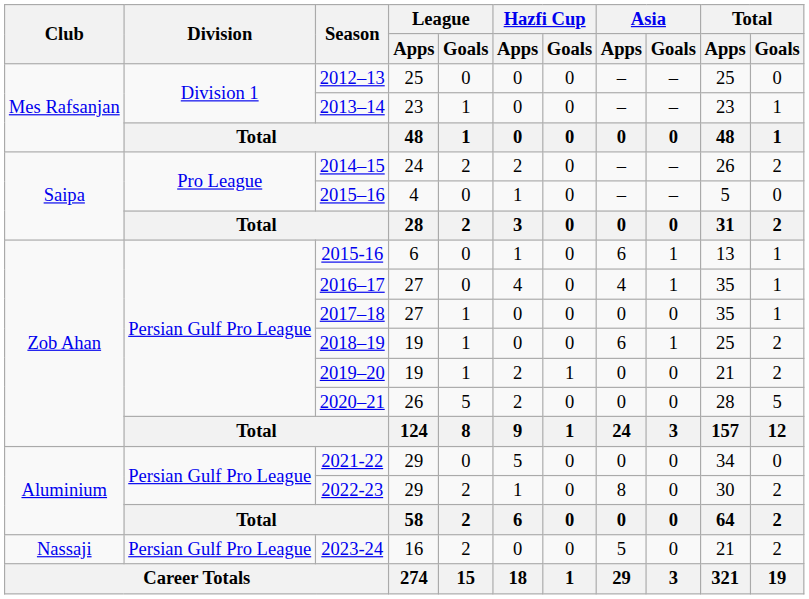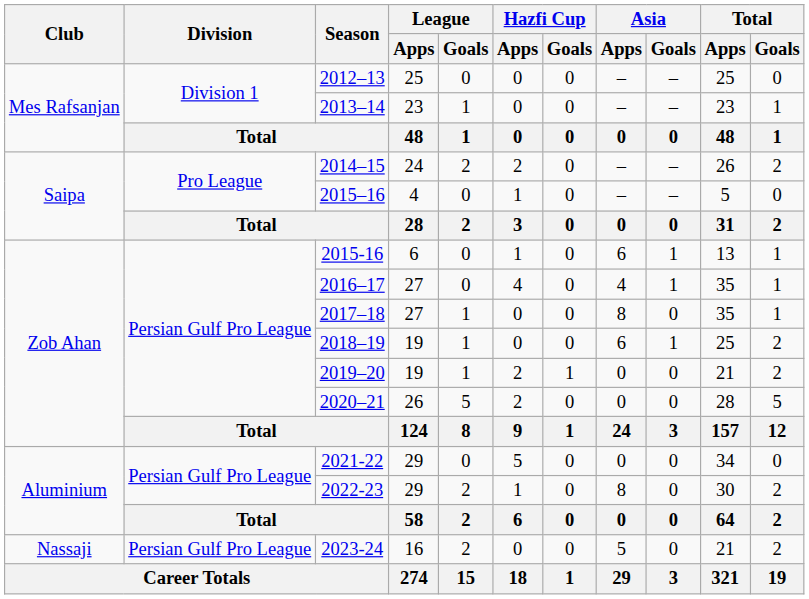(621, 313) 0 -> (621, 313) 8
